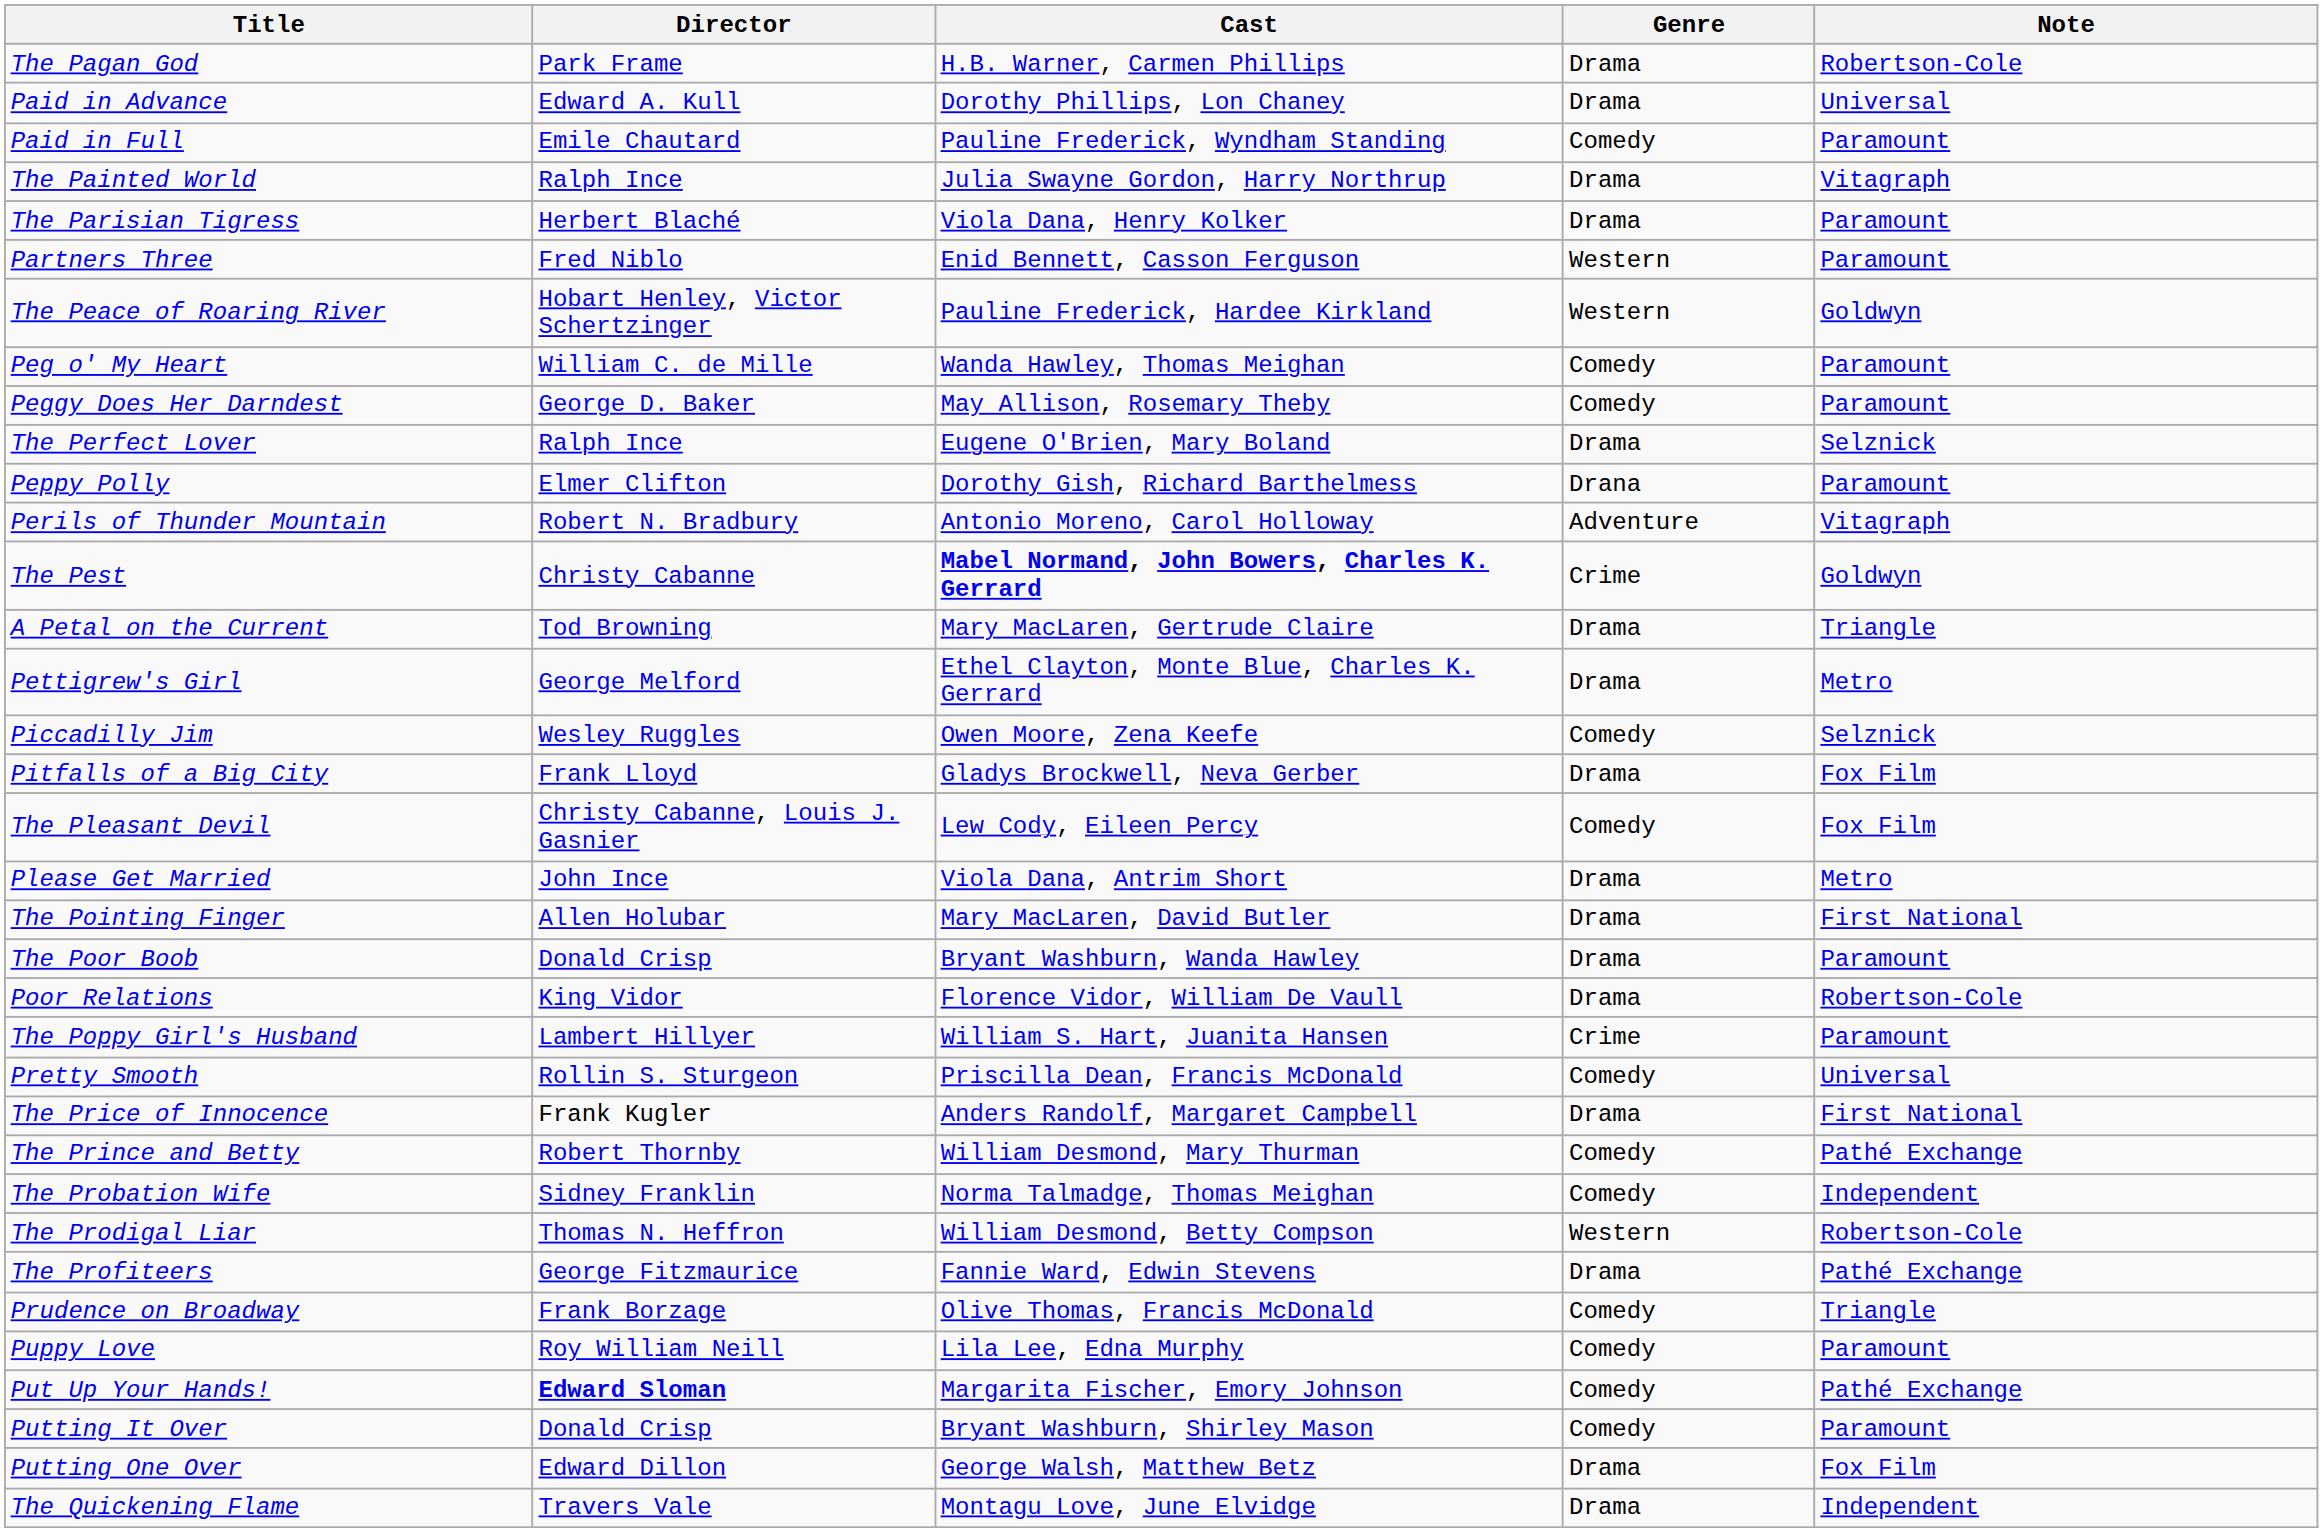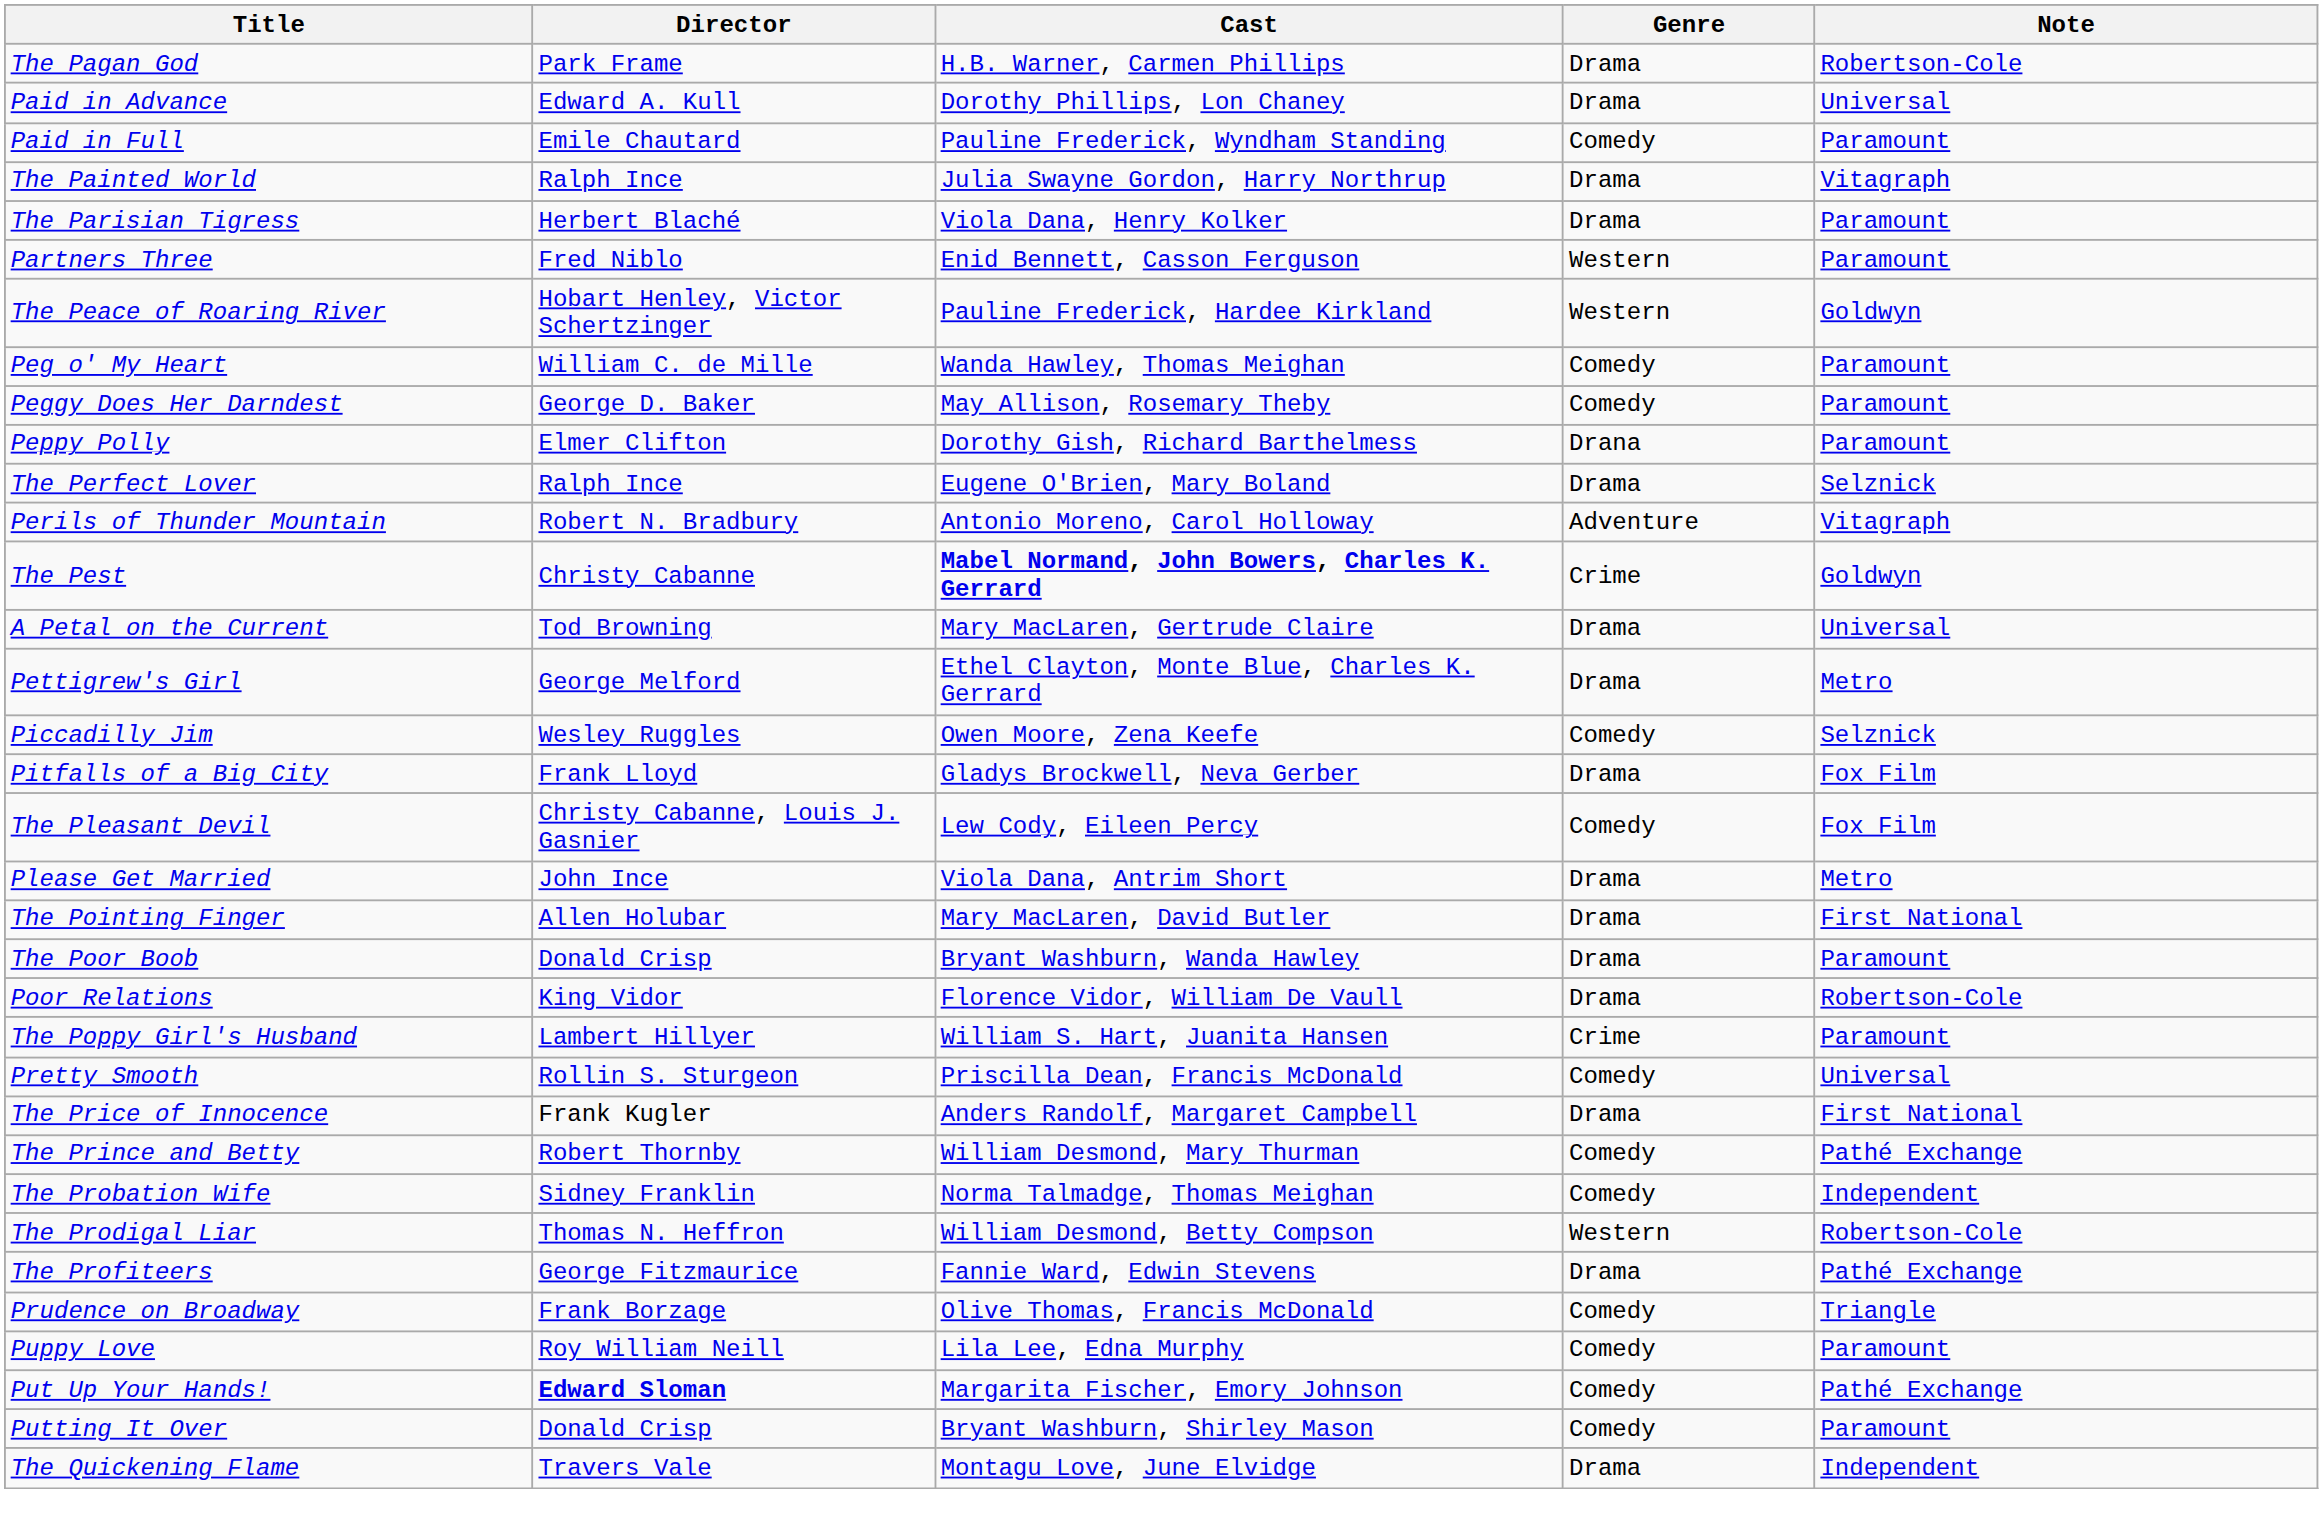rows swapped: (90, 483) <-> (133, 444)
(1878, 629) Triangle -> (1885, 629) Universal
- row: (126, 1468)
